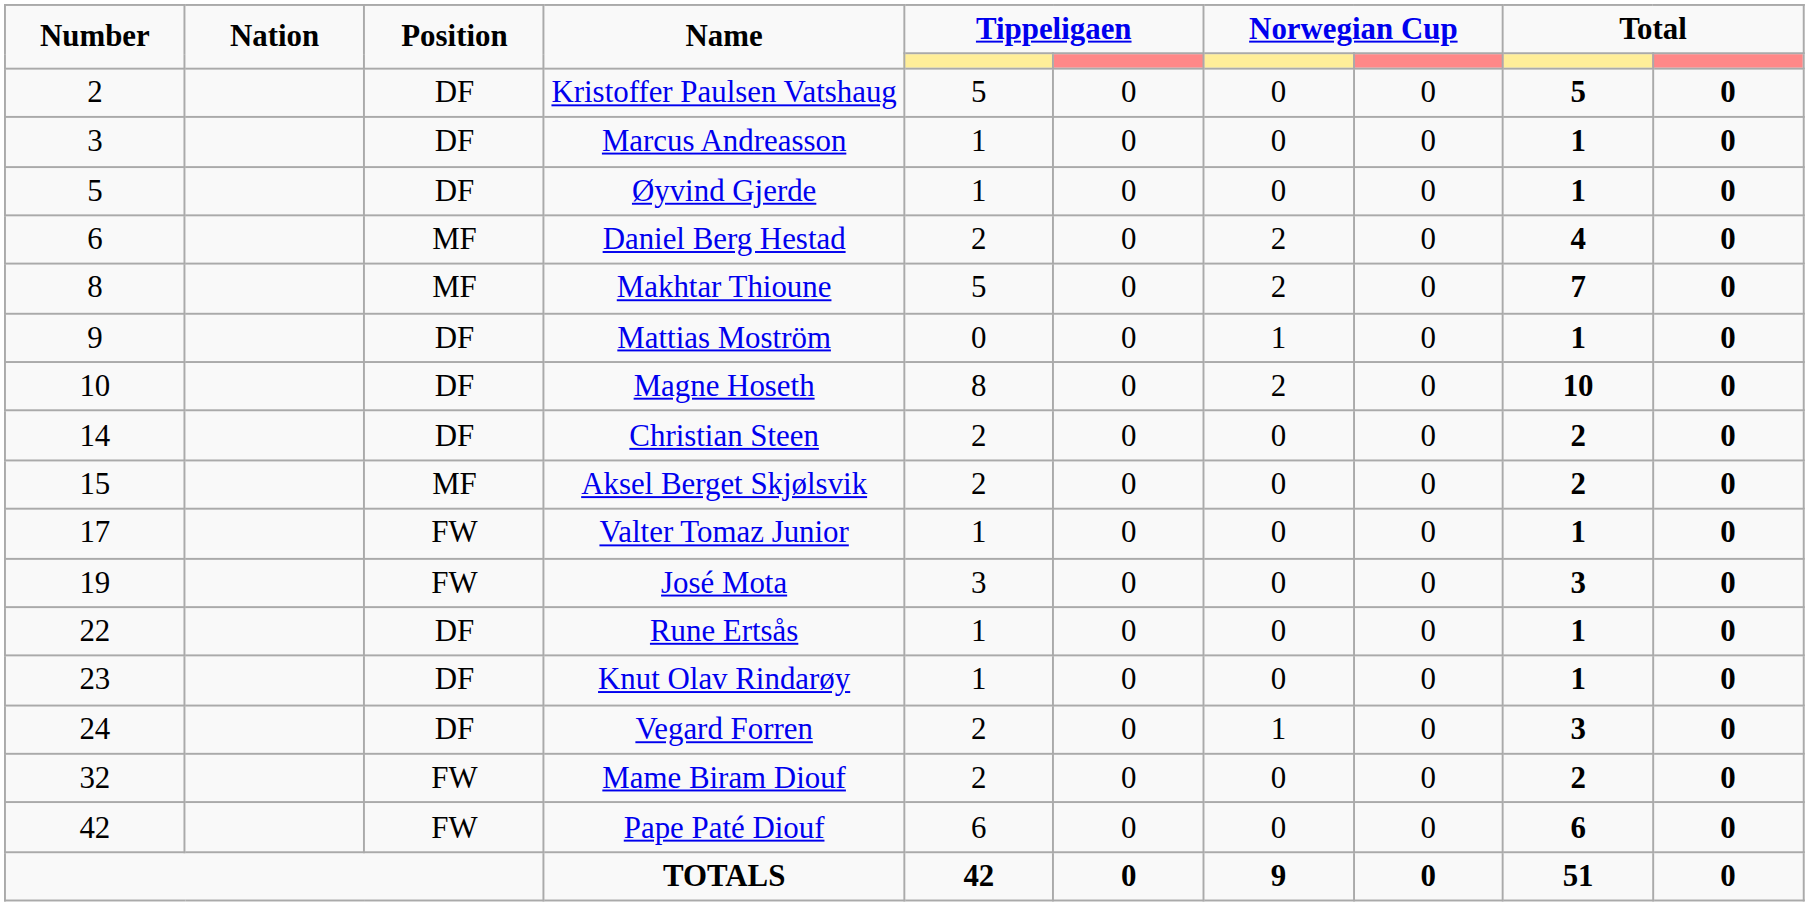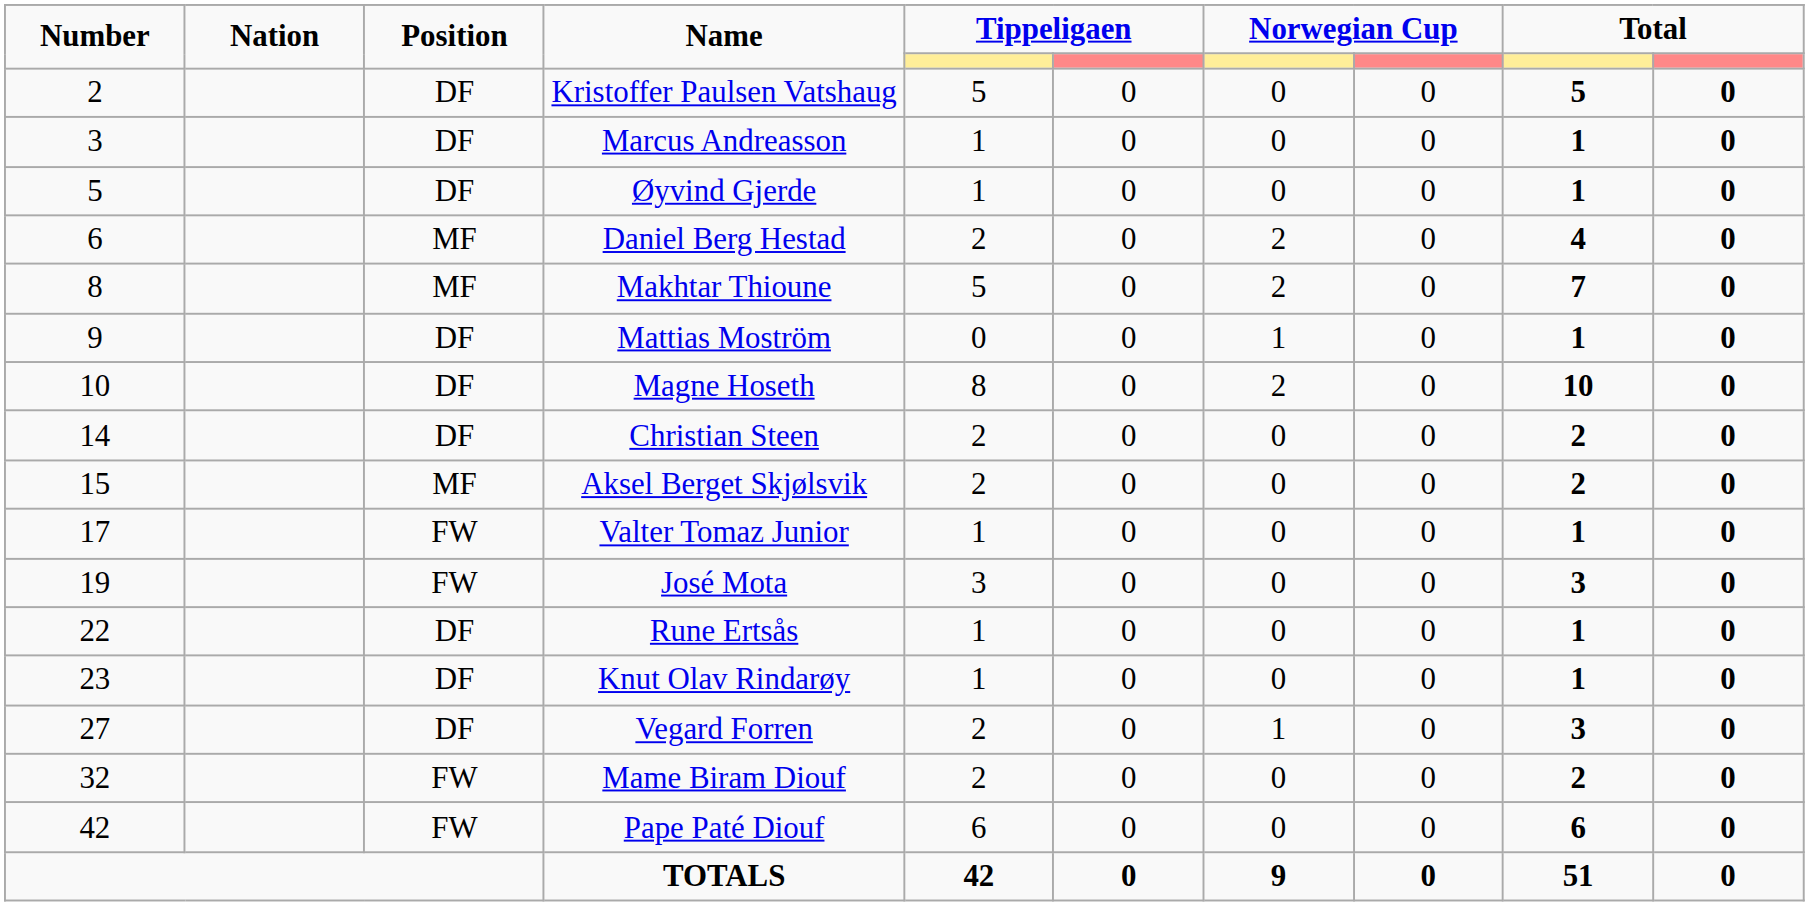(95, 728) 24 -> (95, 728) 27
